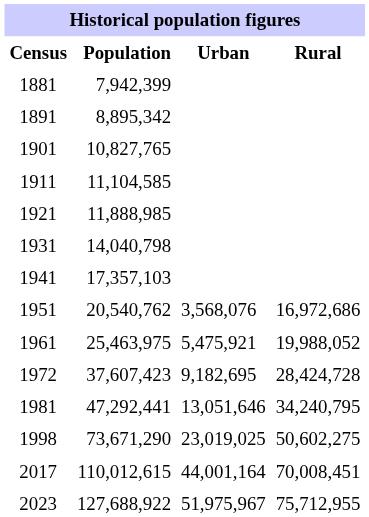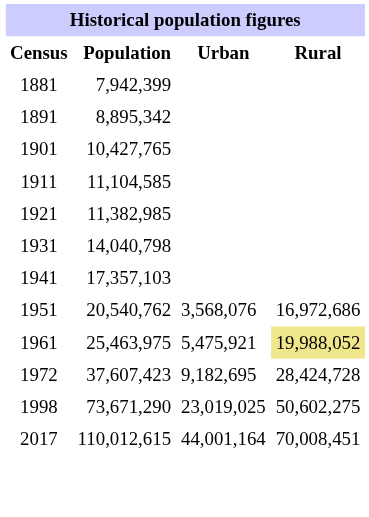(129, 148) 10,827,765 -> (129, 148) 10,427,765
(129, 213) 11,888,985 -> (129, 213) 11,382,985
(318, 342) no background -> (318, 342) khaki background
- row: (38, 406)
- row: (38, 503)
